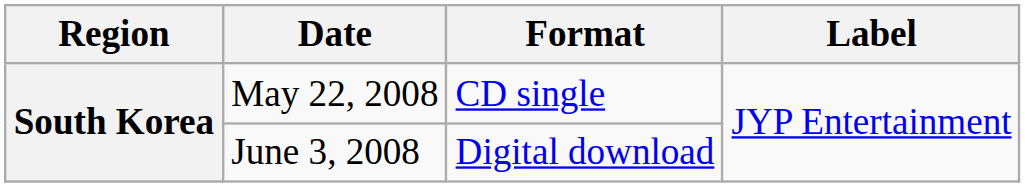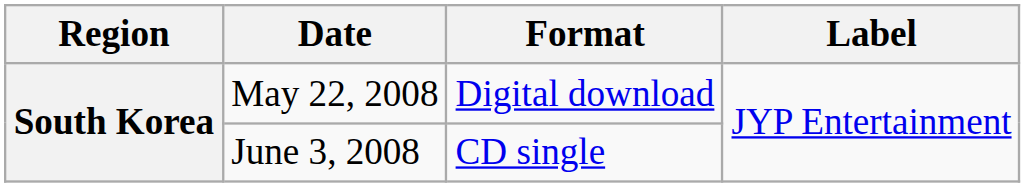(530, 92) CD single -> (585, 92) Digital download
(585, 151) Digital download -> (530, 151) CD single
